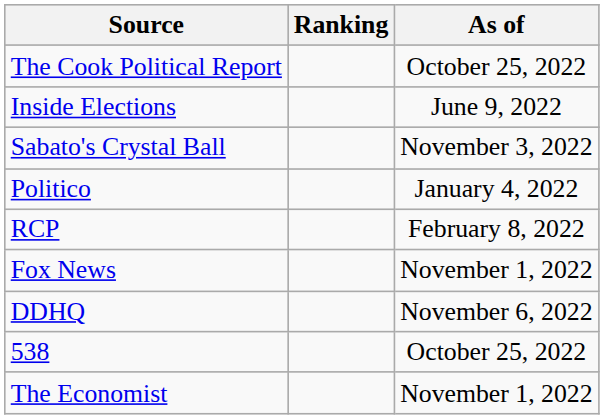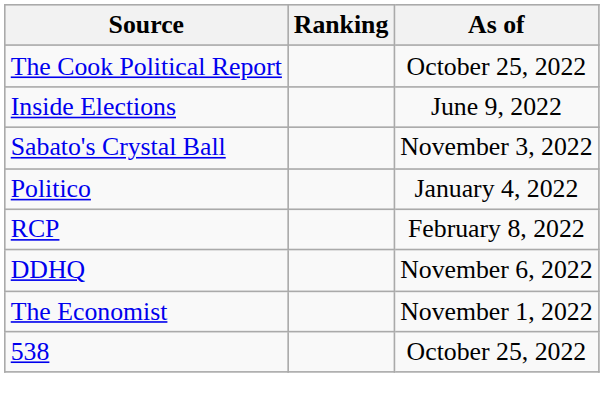- row: (63, 270)
rows swapped: (30, 351) <-> (89, 392)
